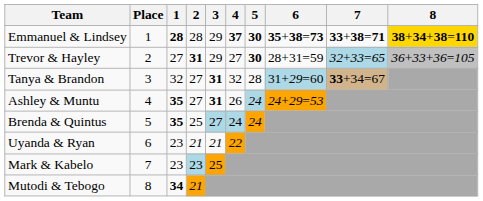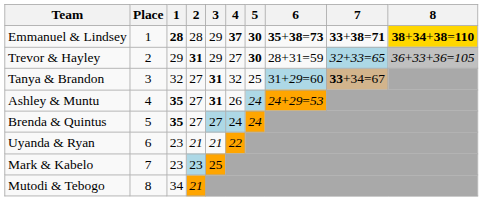(176, 57) 27 -> (176, 57) 29
(255, 79) 28 -> (255, 79) 25
(196, 121) 25 -> (196, 121) 27
(176, 185) bold -> (176, 185) normal
